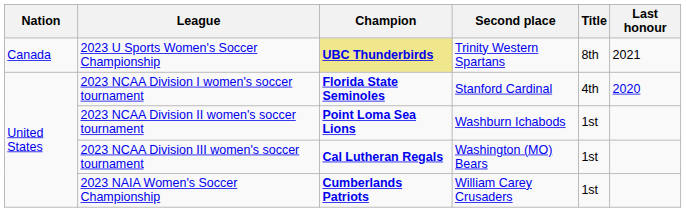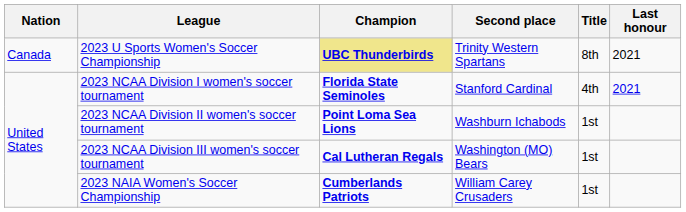(627, 89) 2020 -> (627, 89) 2021
